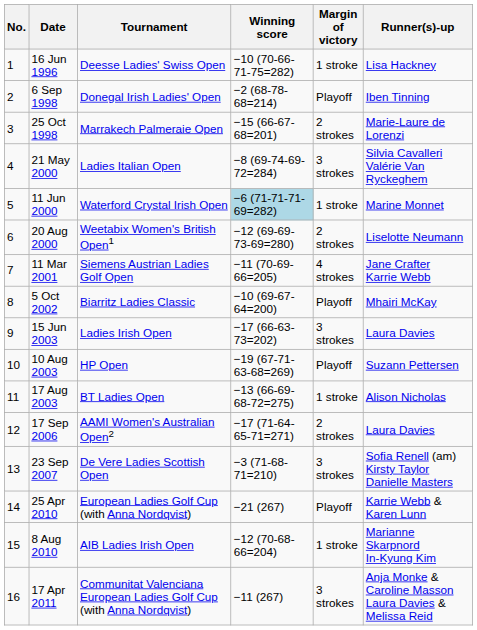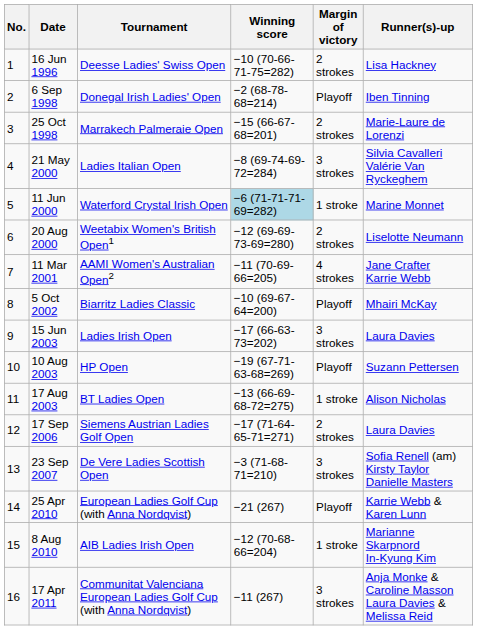(337, 65) 1 stroke -> (335, 65) 2 strokes
(144, 270) Siemens Austrian Ladies Golf Open -> (147, 271) AAMI Women's Australian Open2
(147, 430) AAMI Women's Australian Open2 -> (144, 431) Siemens Austrian Ladies Golf Open
